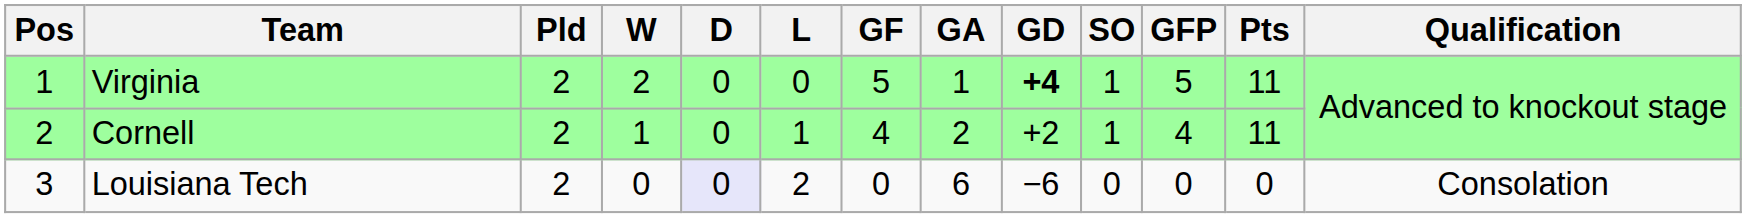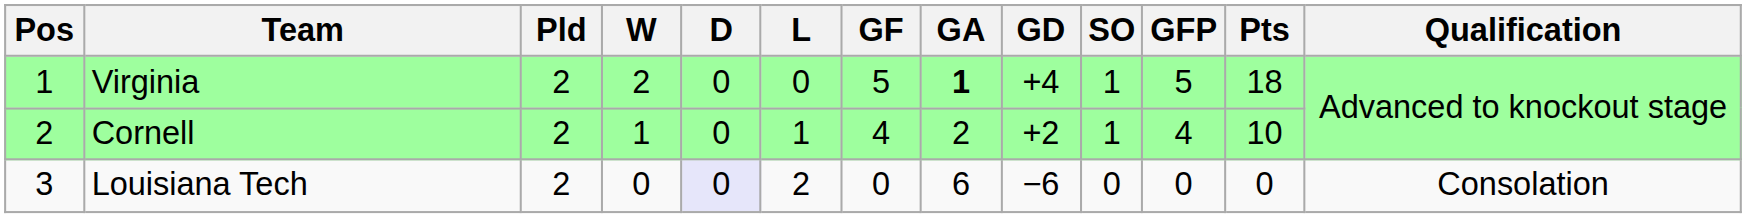(961, 81) normal -> (961, 81) bold
(1041, 81) bold -> (1041, 81) normal
(1264, 81) 11 -> (1264, 81) 18
(1264, 133) 11 -> (1264, 133) 10
